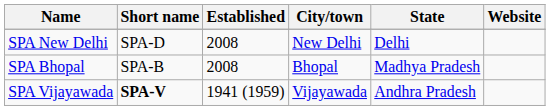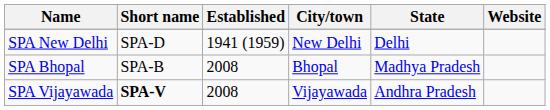(222, 42) 2008 -> (246, 42) 1941 (1959)
(246, 92) 1941 (1959) -> (222, 92) 2008
